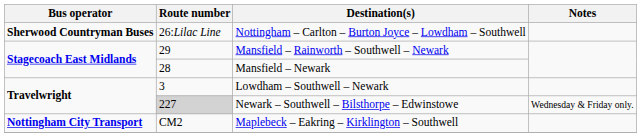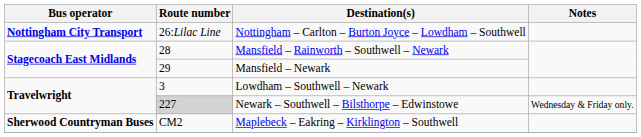(80, 31) Sherwood Countryman Buses -> (75, 31) Nottingham City Transport
(165, 50) 29 -> (165, 50) 28
(165, 68) 28 -> (165, 68) 29
(75, 123) Nottingham City Transport -> (80, 123) Sherwood Countryman Buses
